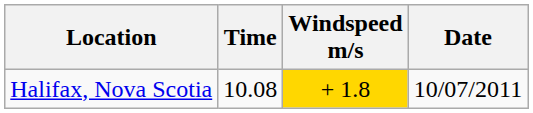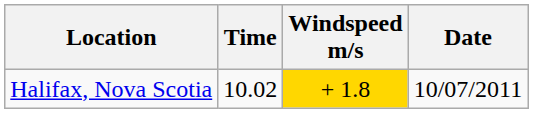(250, 88) 10.08 -> (250, 88) 10.02
